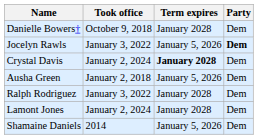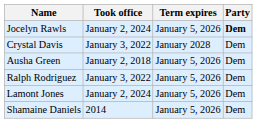- row: (44, 28)
(118, 45) January 3, 2022 -> (118, 28) January 2, 2024
(118, 61) January 2, 2024 -> (118, 45) January 3, 2022
(186, 61) bold -> (183, 45) normal
(184, 93) January 2028 -> (188, 77) January 5, 2026
(184, 110) January 2028 -> (188, 93) January 5, 2026
